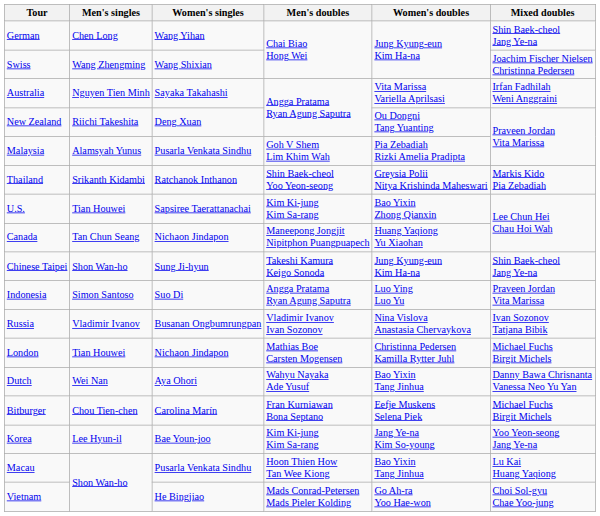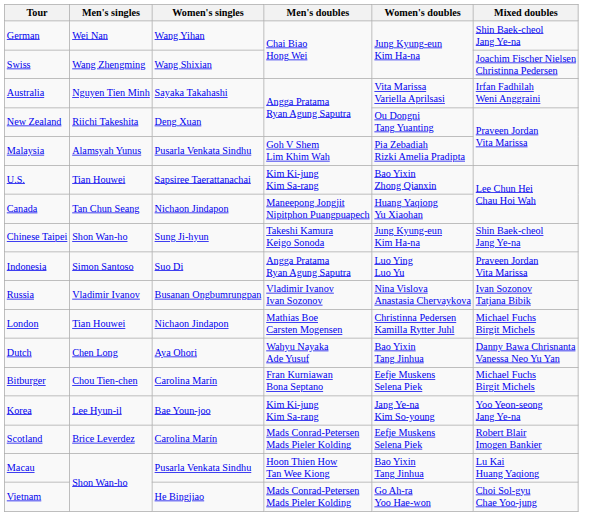(95, 35) Chen Long -> (90, 35) Wei Nan
- row: (25, 179)
(90, 381) Wei Nan -> (95, 352) Chen Long
+ row: (25, 438)
